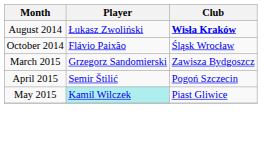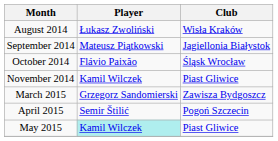(204, 29) bold -> (213, 29) normal
+ row: (41, 45)
+ row: (41, 78)
